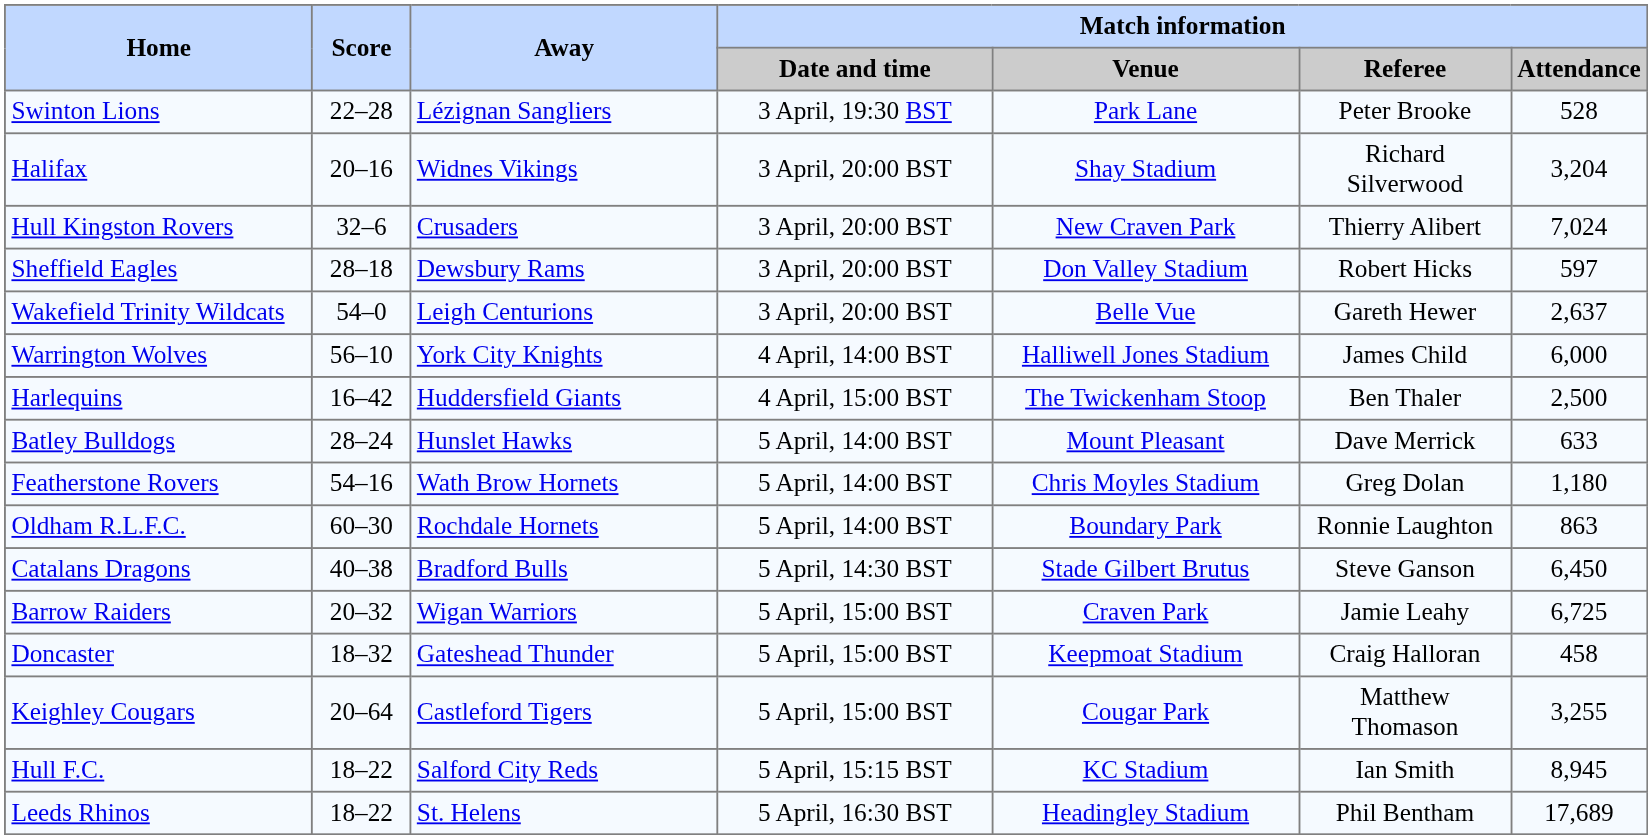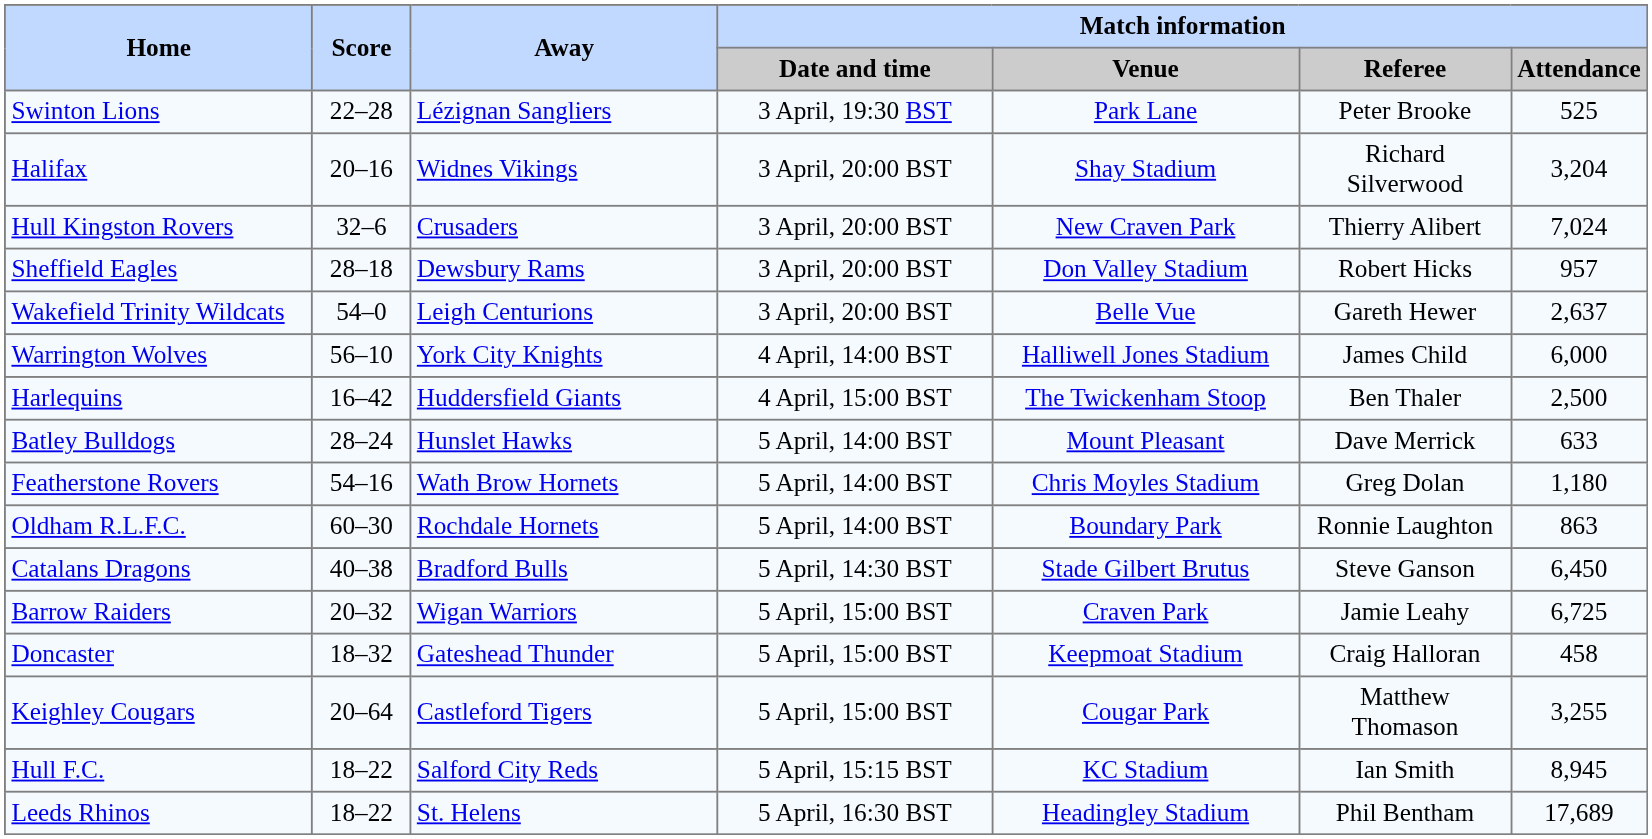(1579, 111) 528 -> (1579, 111) 525
(1579, 269) 597 -> (1579, 269) 957
